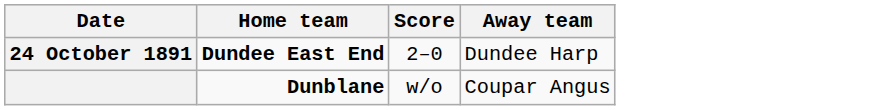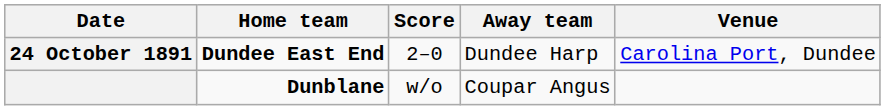+ column: (748, 21)
